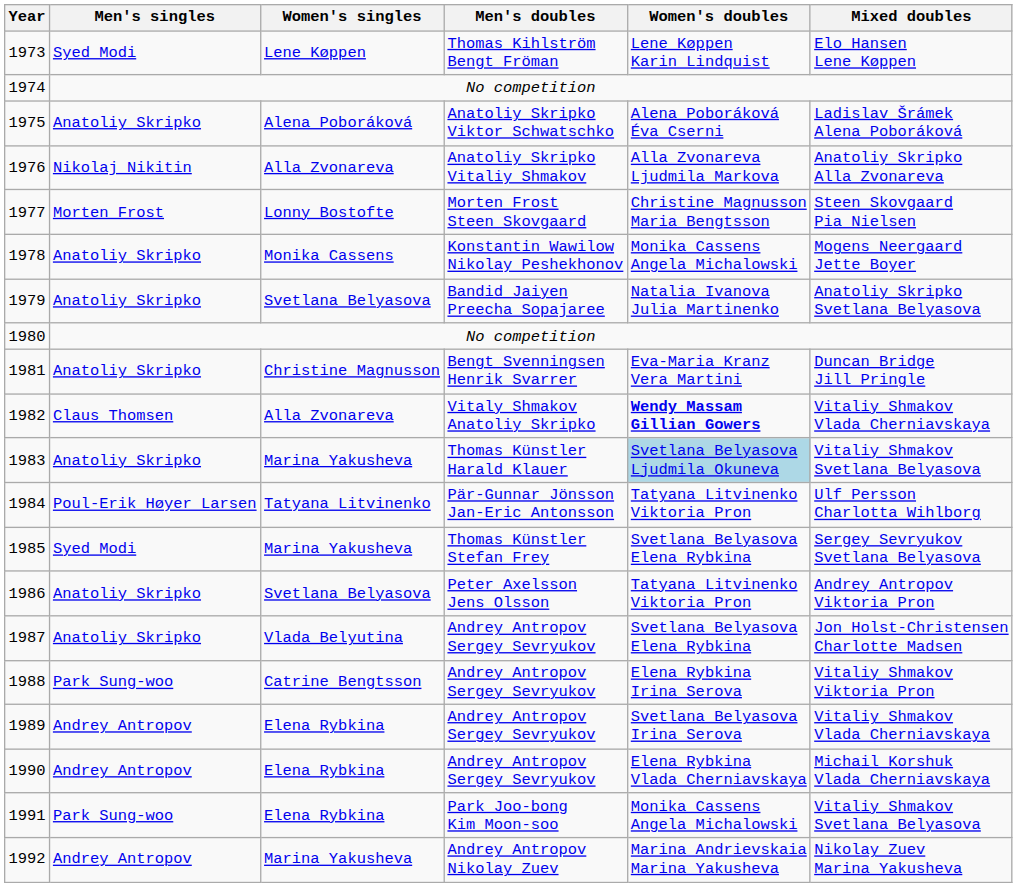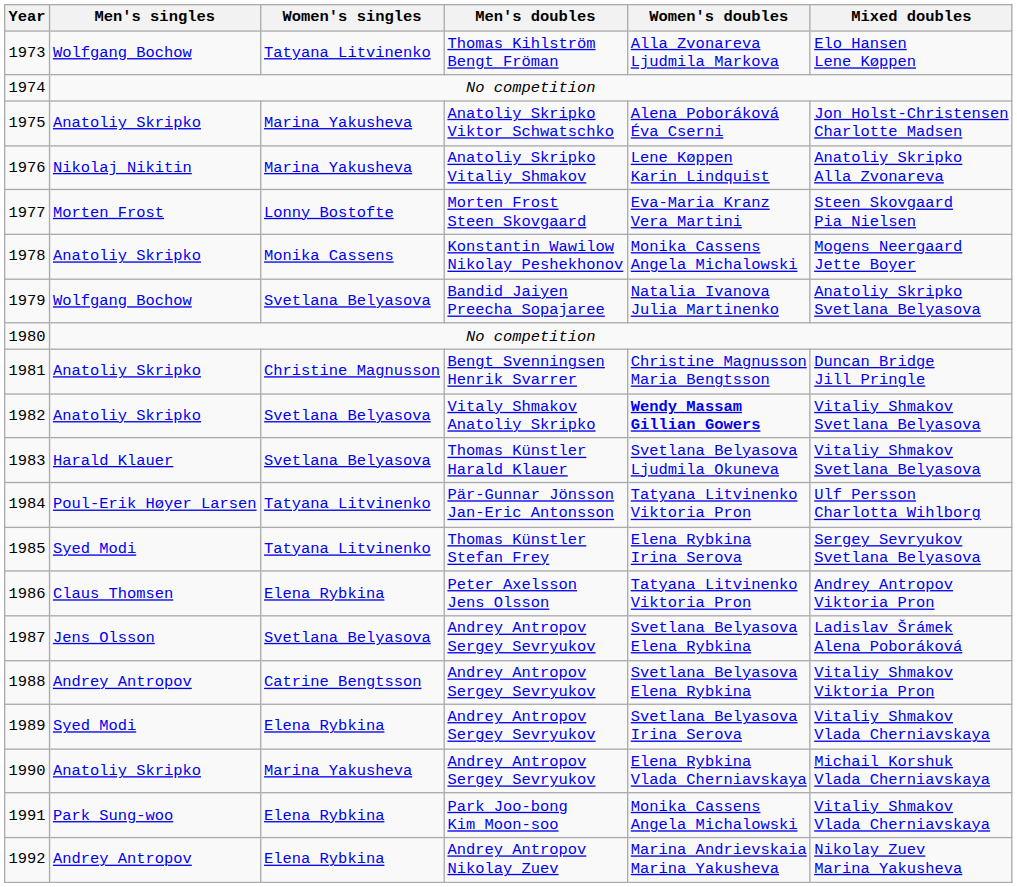(95, 53) Syed Modi -> (122, 53) Wolfgang Bochow
(315, 53) Lene Køppen -> (347, 53) Tatyana Litvinenko
(700, 53) Lene Køppen Karin Lindquist -> (705, 53) Alla Zvonareva Ljudmila Markova
(338, 123) Alena Poboráková -> (338, 123) Marina Yakusheva
(888, 123) Ladislav Šrámek Alena Poboráková -> (911, 123) Jon Holst-Christensen Charlotte Madsen
(329, 167) Alla Zvonareva -> (338, 167) Marina Yakusheva
(705, 167) Alla Zvonareva Ljudmila Markova -> (700, 167) Lene Køppen Karin Lindquist
(719, 212) Christine Magnusson Maria Bengtsson -> (700, 212) Eva-Maria Kranz Vera Martini
(127, 301) Anatoliy Skripko -> (122, 301) Wolfgang Bochow
(700, 371) Eva-Maria Kranz Vera Martini -> (719, 371) Christine Magnusson Maria Bengtsson
(113, 415) Claus Thomsen -> (127, 415) Anatoliy Skripko
(329, 415) Alla Zvonareva -> (347, 415) Svetlana Belyasova
(902, 415) Vitaliy Shmakov Vlada Cherniavskaya -> (898, 415) Vitaliy Shmakov Svetlana Belyasova
(127, 460) Anatoliy Skripko -> (113, 460) Harald Klauer
(338, 460) Marina Yakusheva -> (347, 460) Svetlana Belyasova
(714, 460) lightblue background -> (714, 460) no background
(338, 549) Marina Yakusheva -> (347, 549) Tatyana Litvinenko
(714, 549) Svetlana Belyasova Elena Rybkina -> (691, 549) Elena Rybkina Irina Serova
(127, 593) Anatoliy Skripko -> (113, 593) Claus Thomsen
(347, 593) Svetlana Belyasova -> (324, 593) Elena Rybkina
(127, 638) Anatoliy Skripko -> (104, 638) Jens Olsson
(334, 638) Vlada Belyutina -> (347, 638) Svetlana Belyasova
(911, 638) Jon Holst-Christensen Charlotte Madsen -> (888, 638) Ladislav Šrámek Alena Poboráková
(113, 682) Park Sung-woo -> (122, 682) Andrey Antropov
(691, 682) Elena Rybkina Irina Serova -> (714, 682) Svetlana Belyasova Elena Rybkina
(122, 726) Andrey Antropov -> (95, 726) Syed Modi
(122, 771) Andrey Antropov -> (127, 771) Anatoliy Skripko
(324, 771) Elena Rybkina -> (338, 771) Marina Yakusheva
(898, 815) Vitaliy Shmakov Svetlana Belyasova -> (902, 815) Vitaliy Shmakov Vlada Cherniavskaya
(338, 860) Marina Yakusheva -> (324, 860) Elena Rybkina
